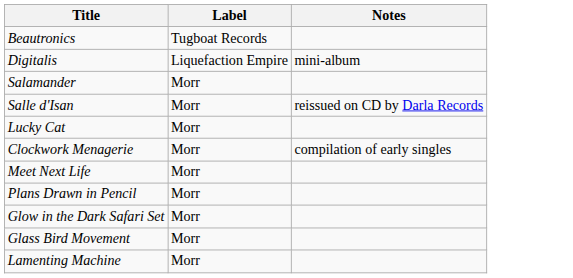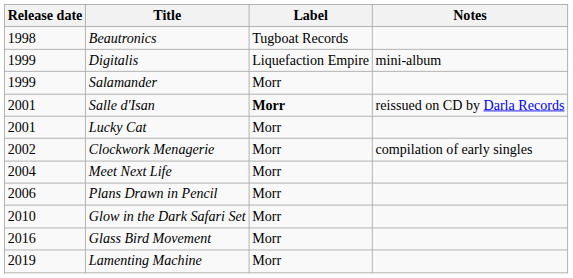+ column: (45, 15)
(185, 104) normal -> (269, 104) bold
